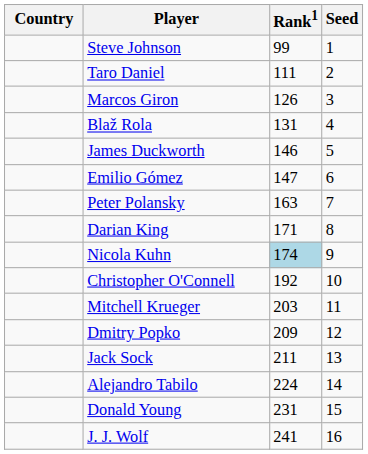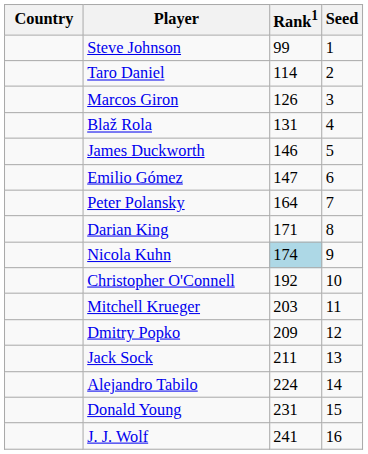(285, 73) 111 -> (285, 73) 114
(285, 203) 163 -> (285, 203) 164
